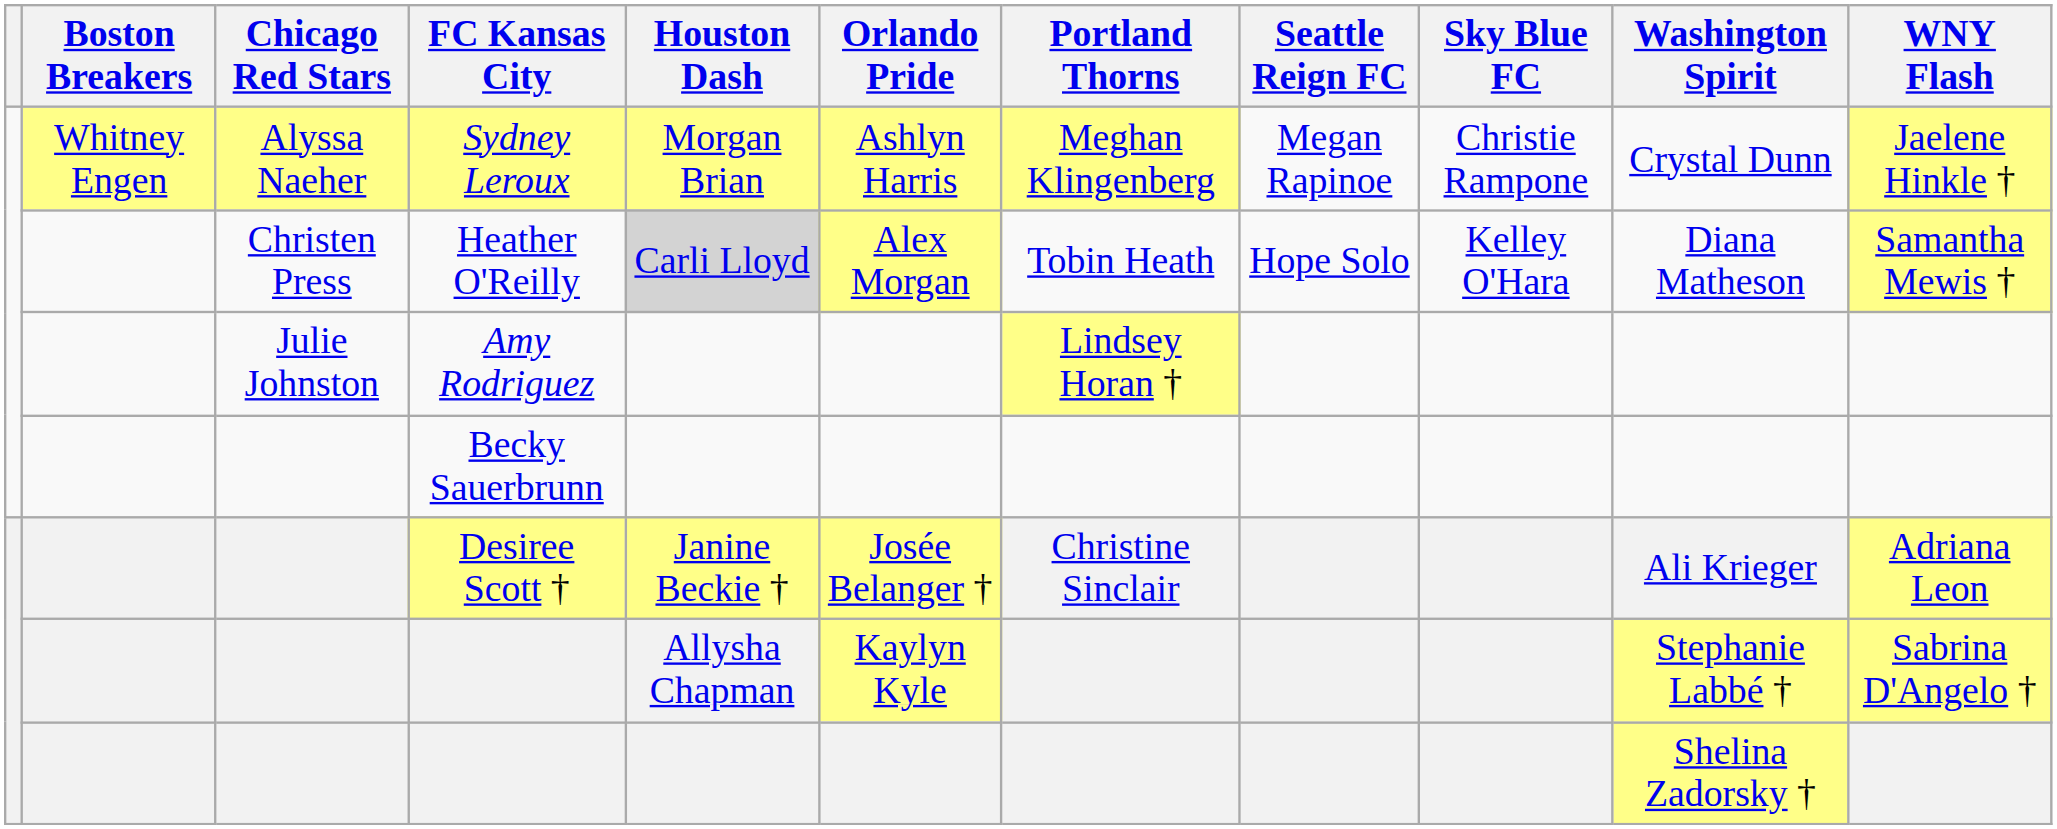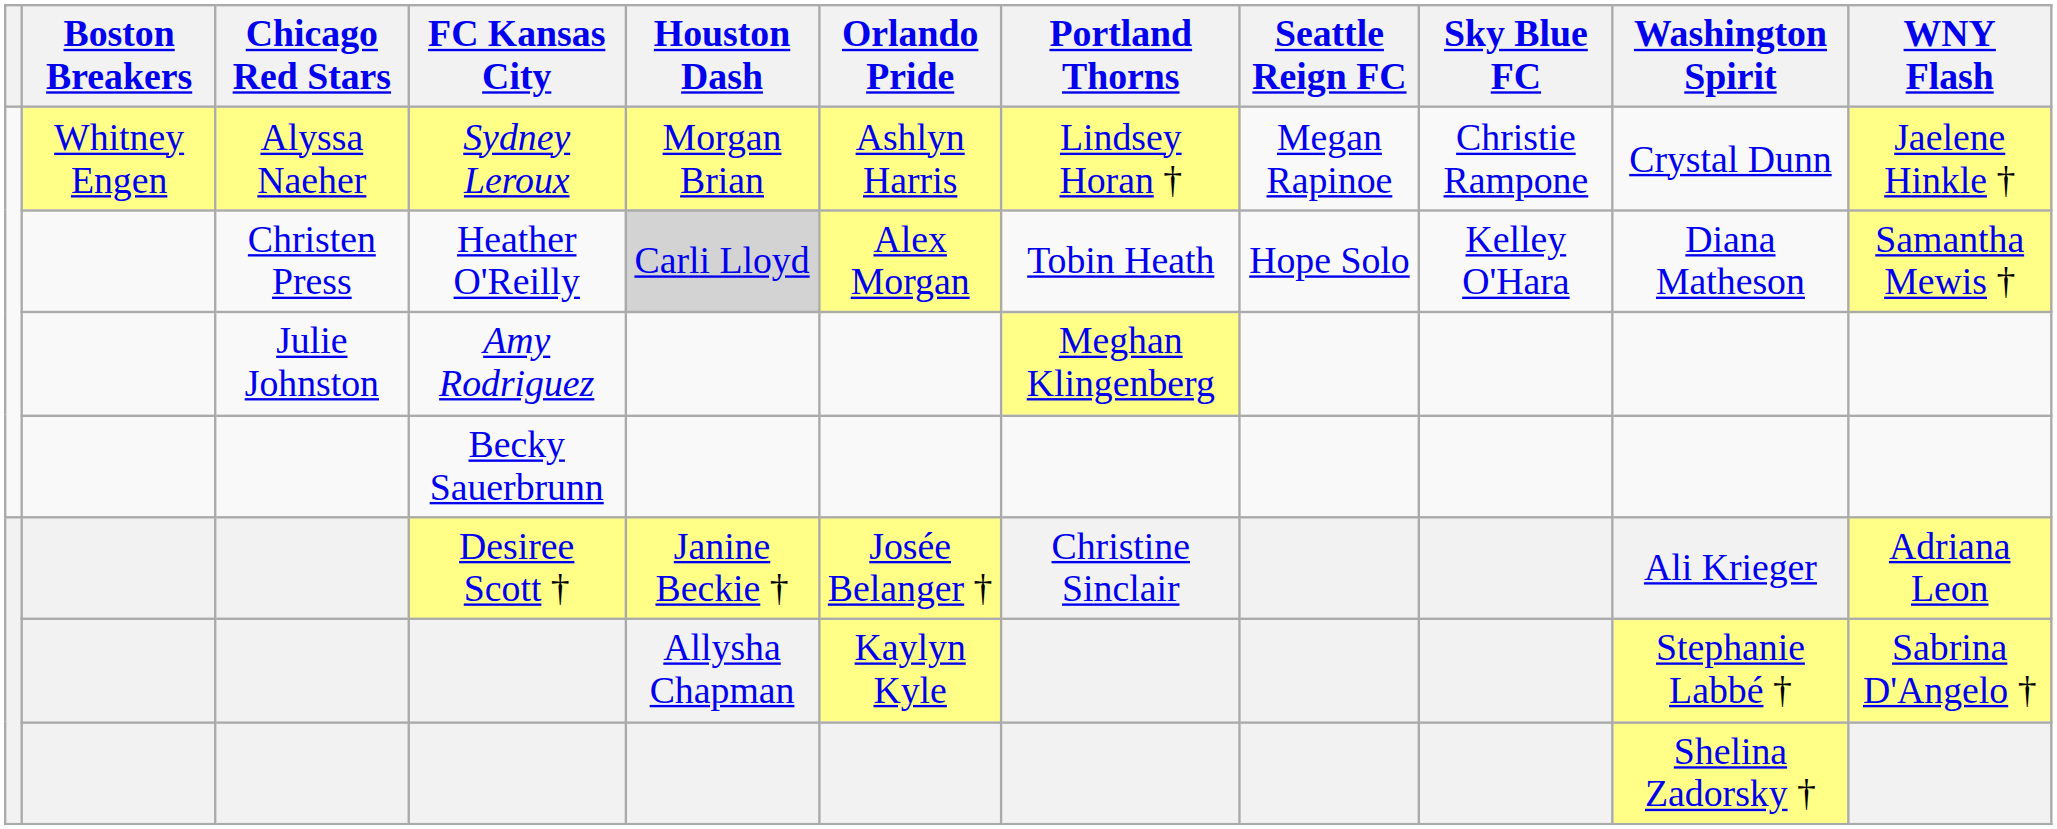(1121, 158) Meghan Klingenberg -> (1121, 158) Lindsey Horan †
(1121, 362) Lindsey Horan † -> (1121, 362) Meghan Klingenberg
